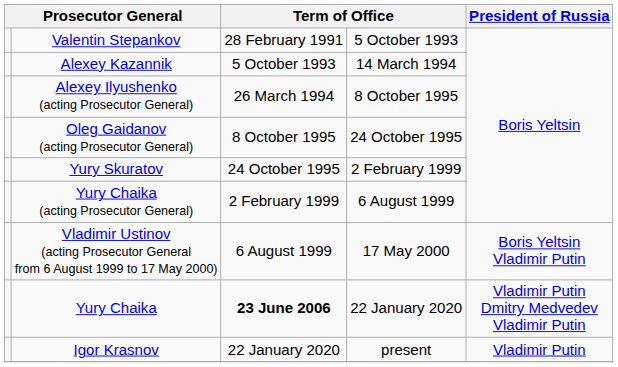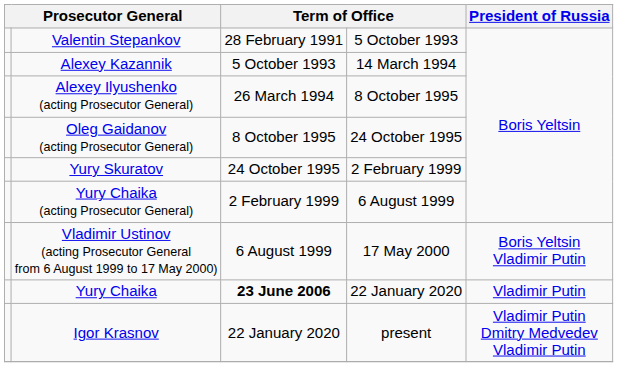(539, 308) Vladimir Putin Dmitry Medvedev Vladimir Putin -> (539, 291) Vladimir Putin
(539, 349) Vladimir Putin -> (539, 332) Vladimir Putin Dmitry Medvedev Vladimir Putin
